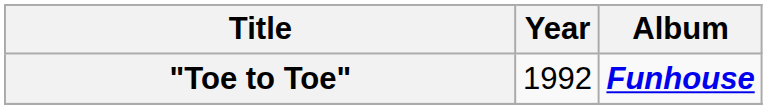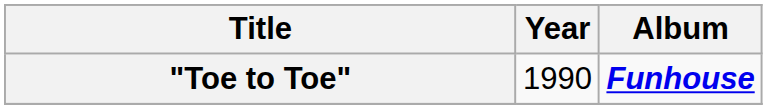(558, 78) 1992 -> (558, 78) 1990
